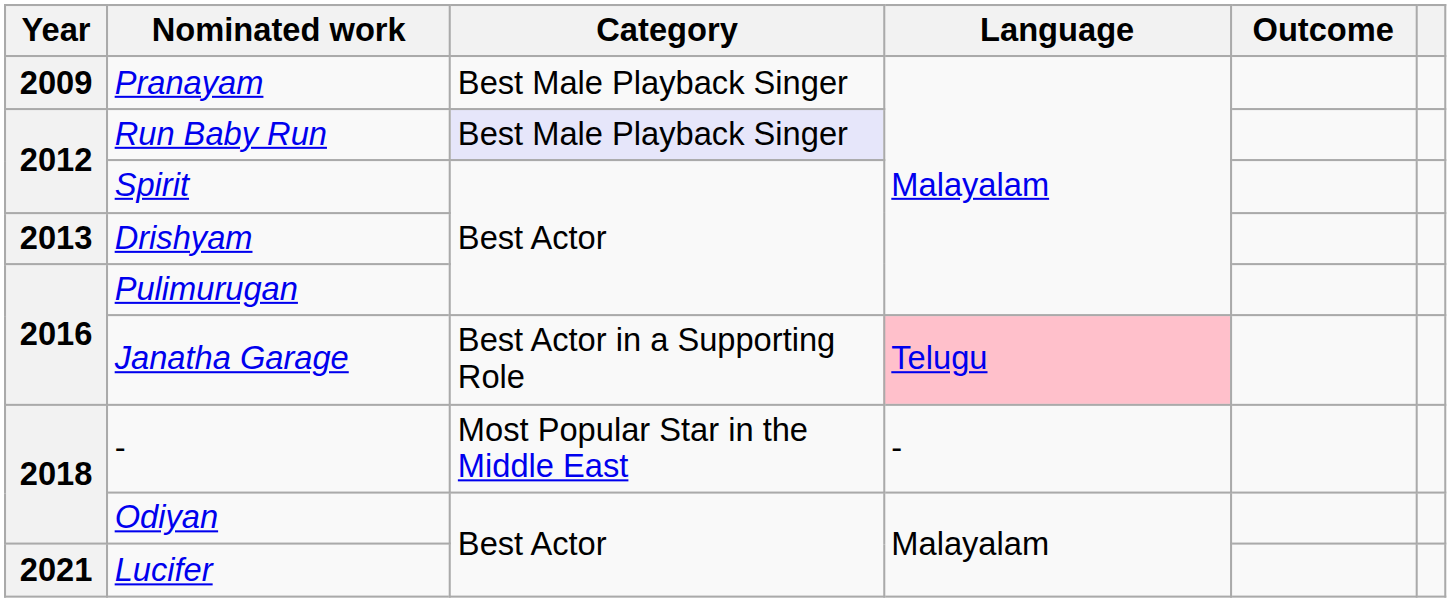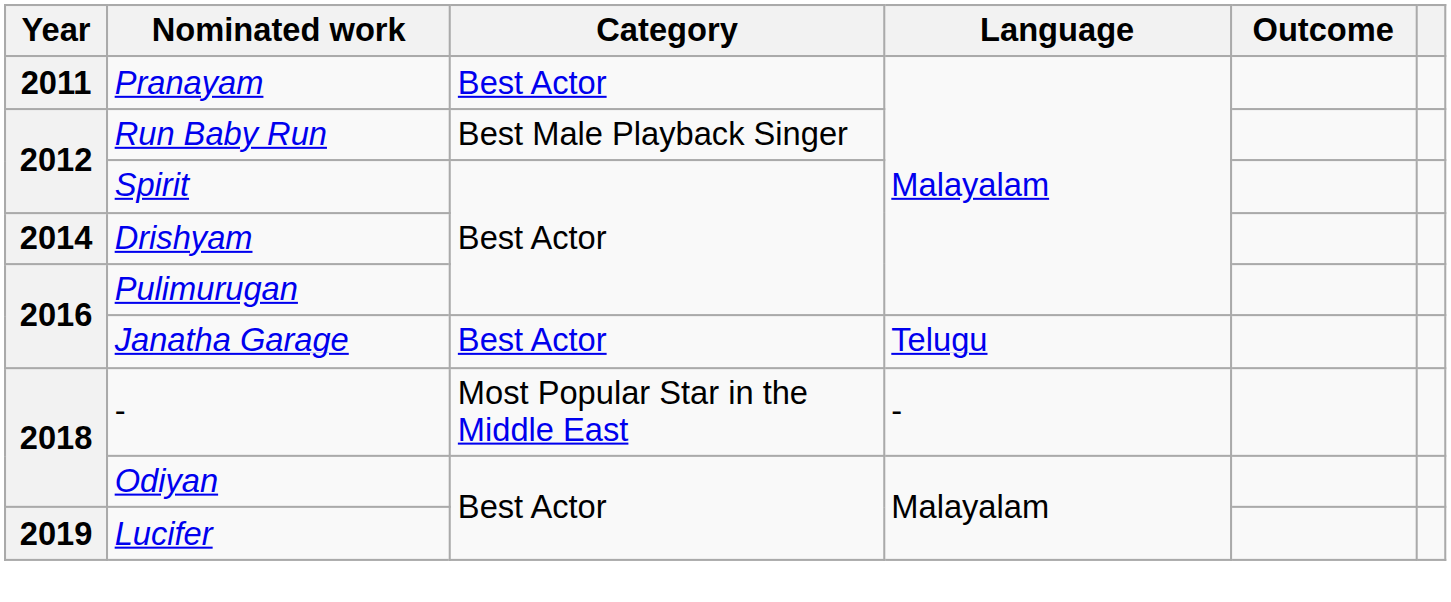(56, 82) 2009 -> (56, 82) 2011
(653, 82) Best Male Playback Singer -> (532, 82) Best Actor
(653, 133) lavender background -> (653, 133) no background
(56, 237) 2013 -> (56, 237) 2014
(647, 359) Best Actor in a Supporting Role -> (532, 340) Best Actor
(939, 359) pink background -> (939, 340) no background
(56, 569) 2021 -> (56, 532) 2019
